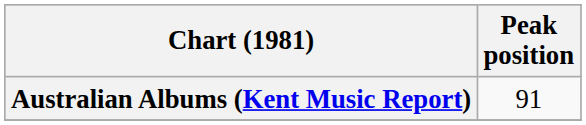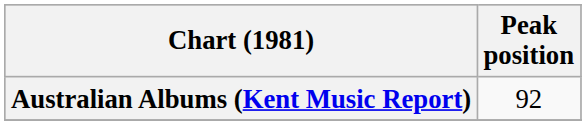(529, 98) 91 -> (529, 98) 92
